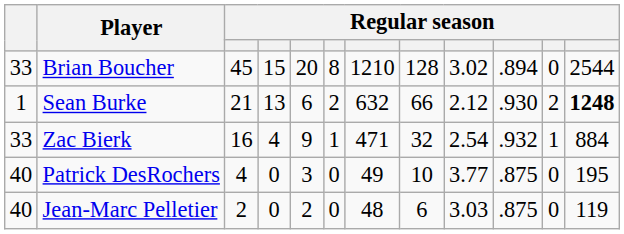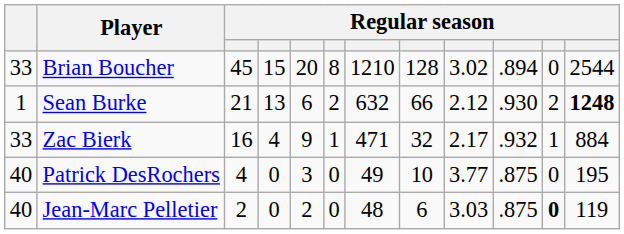(469, 139) 2.54 -> (469, 139) 2.17
(554, 210) normal -> (554, 210) bold
